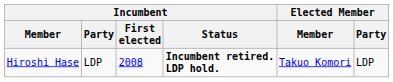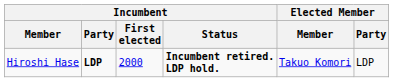(93, 62) normal -> (93, 62) bold
(131, 62) 2008 -> (131, 62) 2000
